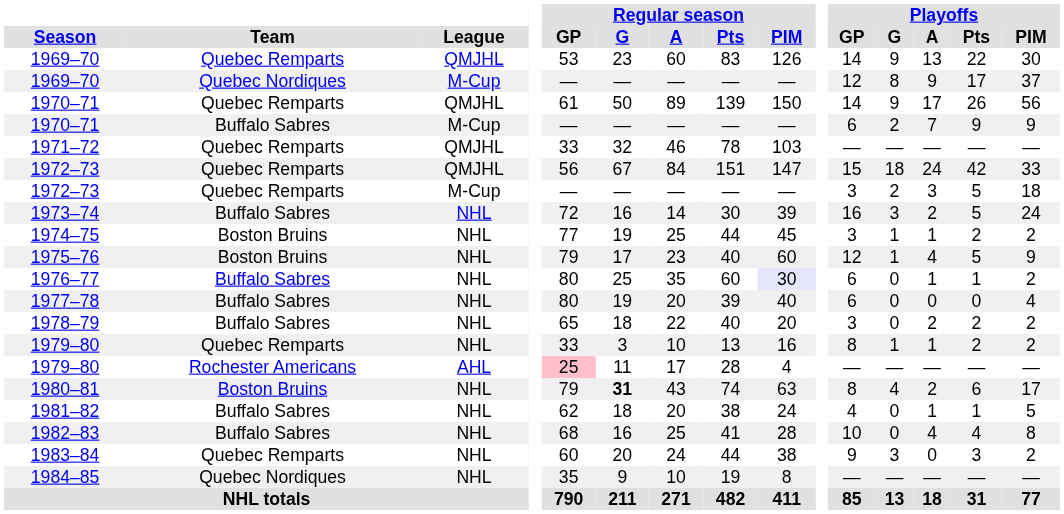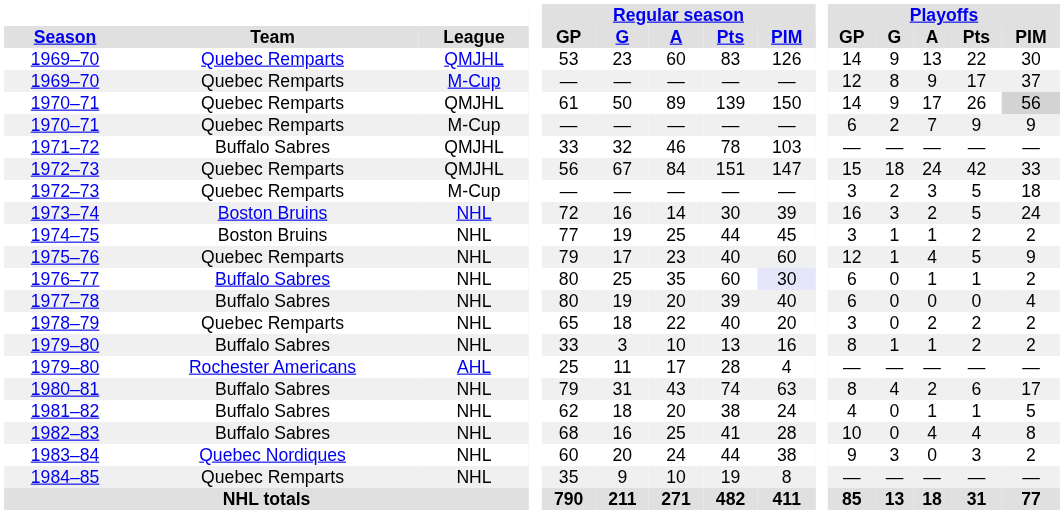(273, 80) Quebec Nordiques -> (273, 80) Quebec Remparts
(1031, 102) no background -> (1031, 102) lightgrey background
(273, 124) Buffalo Sabres -> (273, 124) Quebec Remparts
(273, 146) Quebec Remparts -> (273, 146) Buffalo Sabres
(273, 212) Buffalo Sabres -> (273, 212) Boston Bruins
(273, 256) Boston Bruins -> (273, 256) Quebec Remparts
(273, 322) Buffalo Sabres -> (273, 322) Quebec Remparts
(273, 344) Quebec Remparts -> (273, 344) Buffalo Sabres
(569, 366) pink background -> (569, 366) no background
(273, 388) Boston Bruins -> (273, 388) Buffalo Sabres
(622, 388) bold -> (622, 388) normal
(273, 454) Quebec Remparts -> (273, 454) Quebec Nordiques
(273, 476) Quebec Nordiques -> (273, 476) Quebec Remparts
